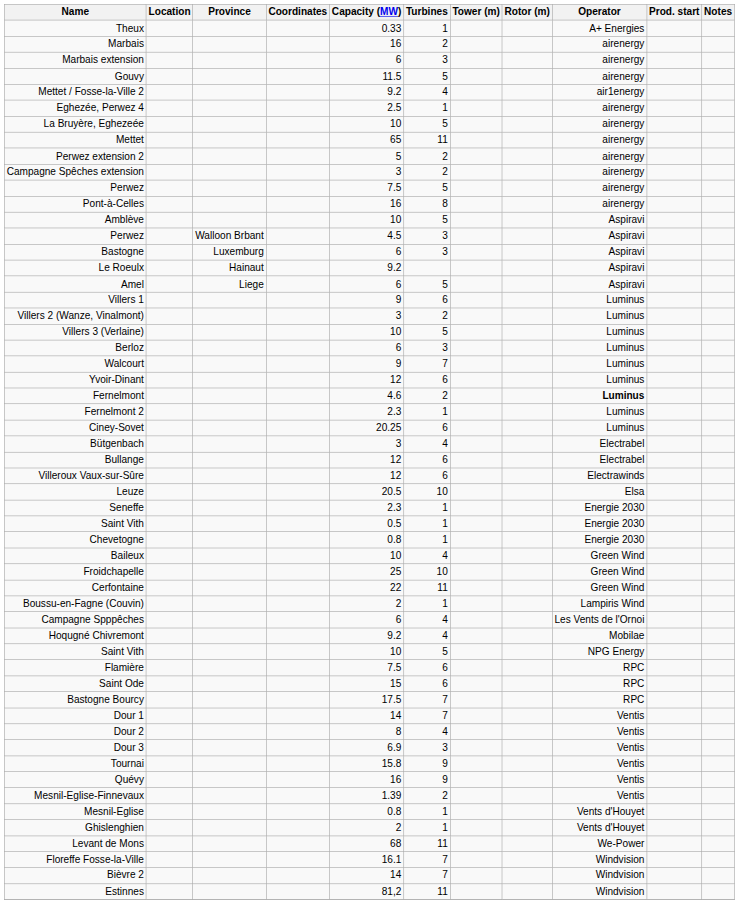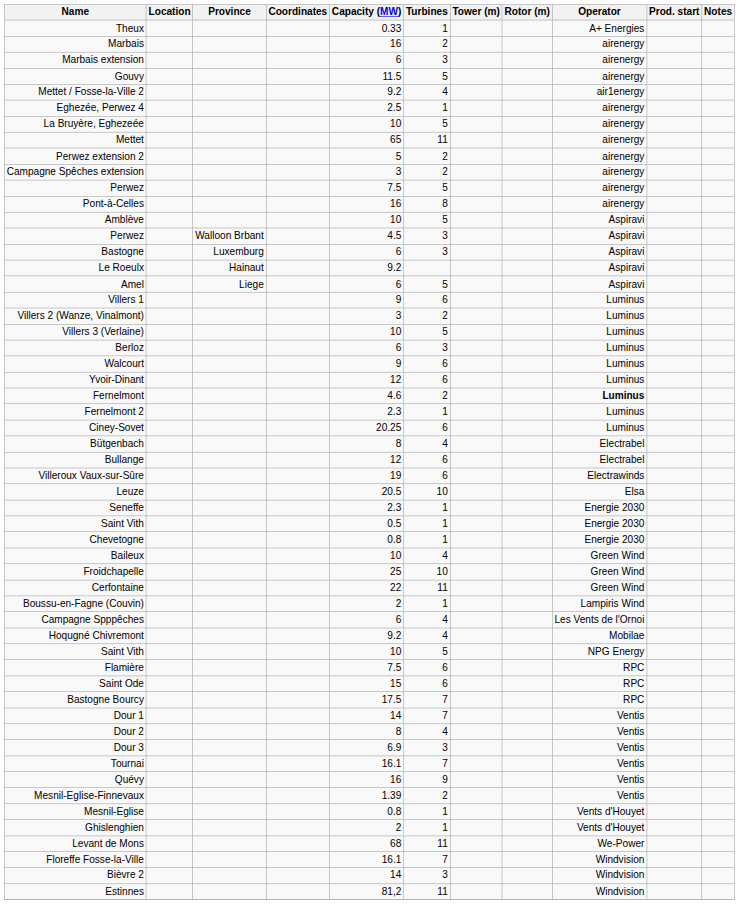(445, 364) 7 -> (445, 364) 6
(399, 444) 3 -> (399, 444) 8
(396, 476) 12 -> (396, 476) 19
(392, 763) 15.8 -> (392, 763) 16.1
(445, 763) 9 -> (445, 763) 7
(445, 875) 7 -> (445, 875) 3
